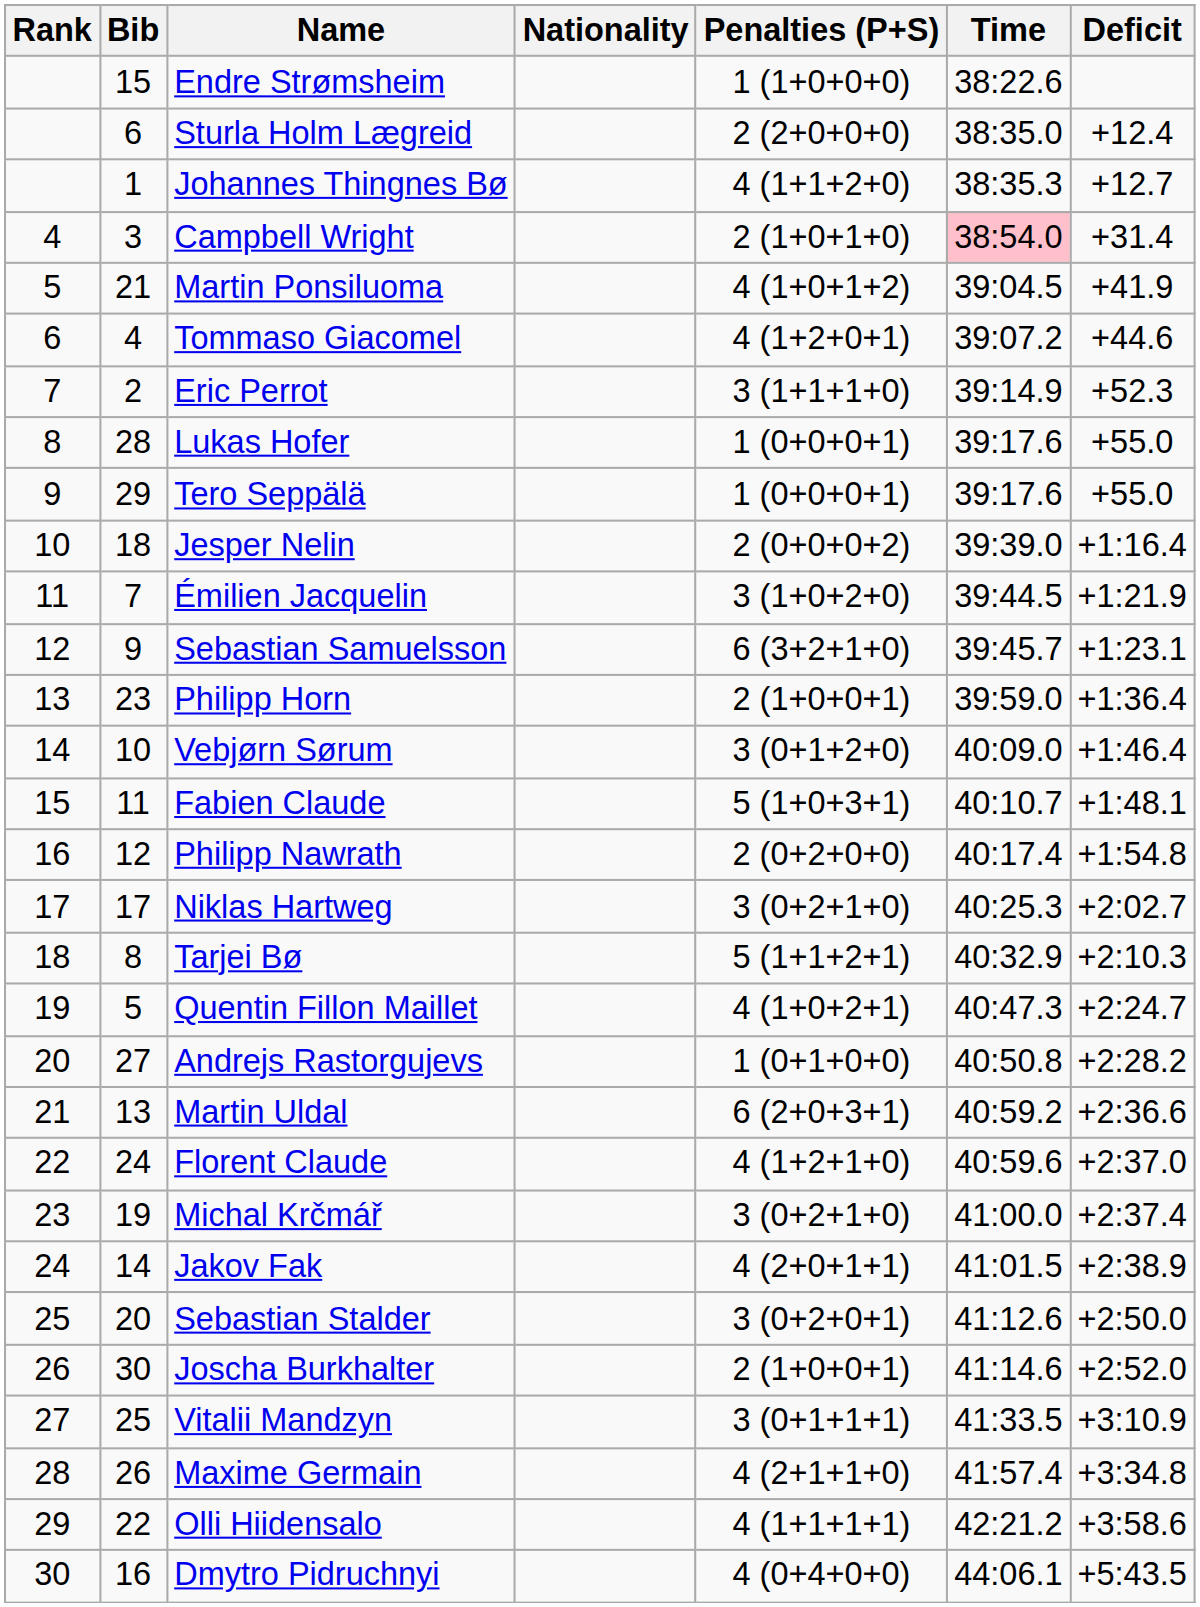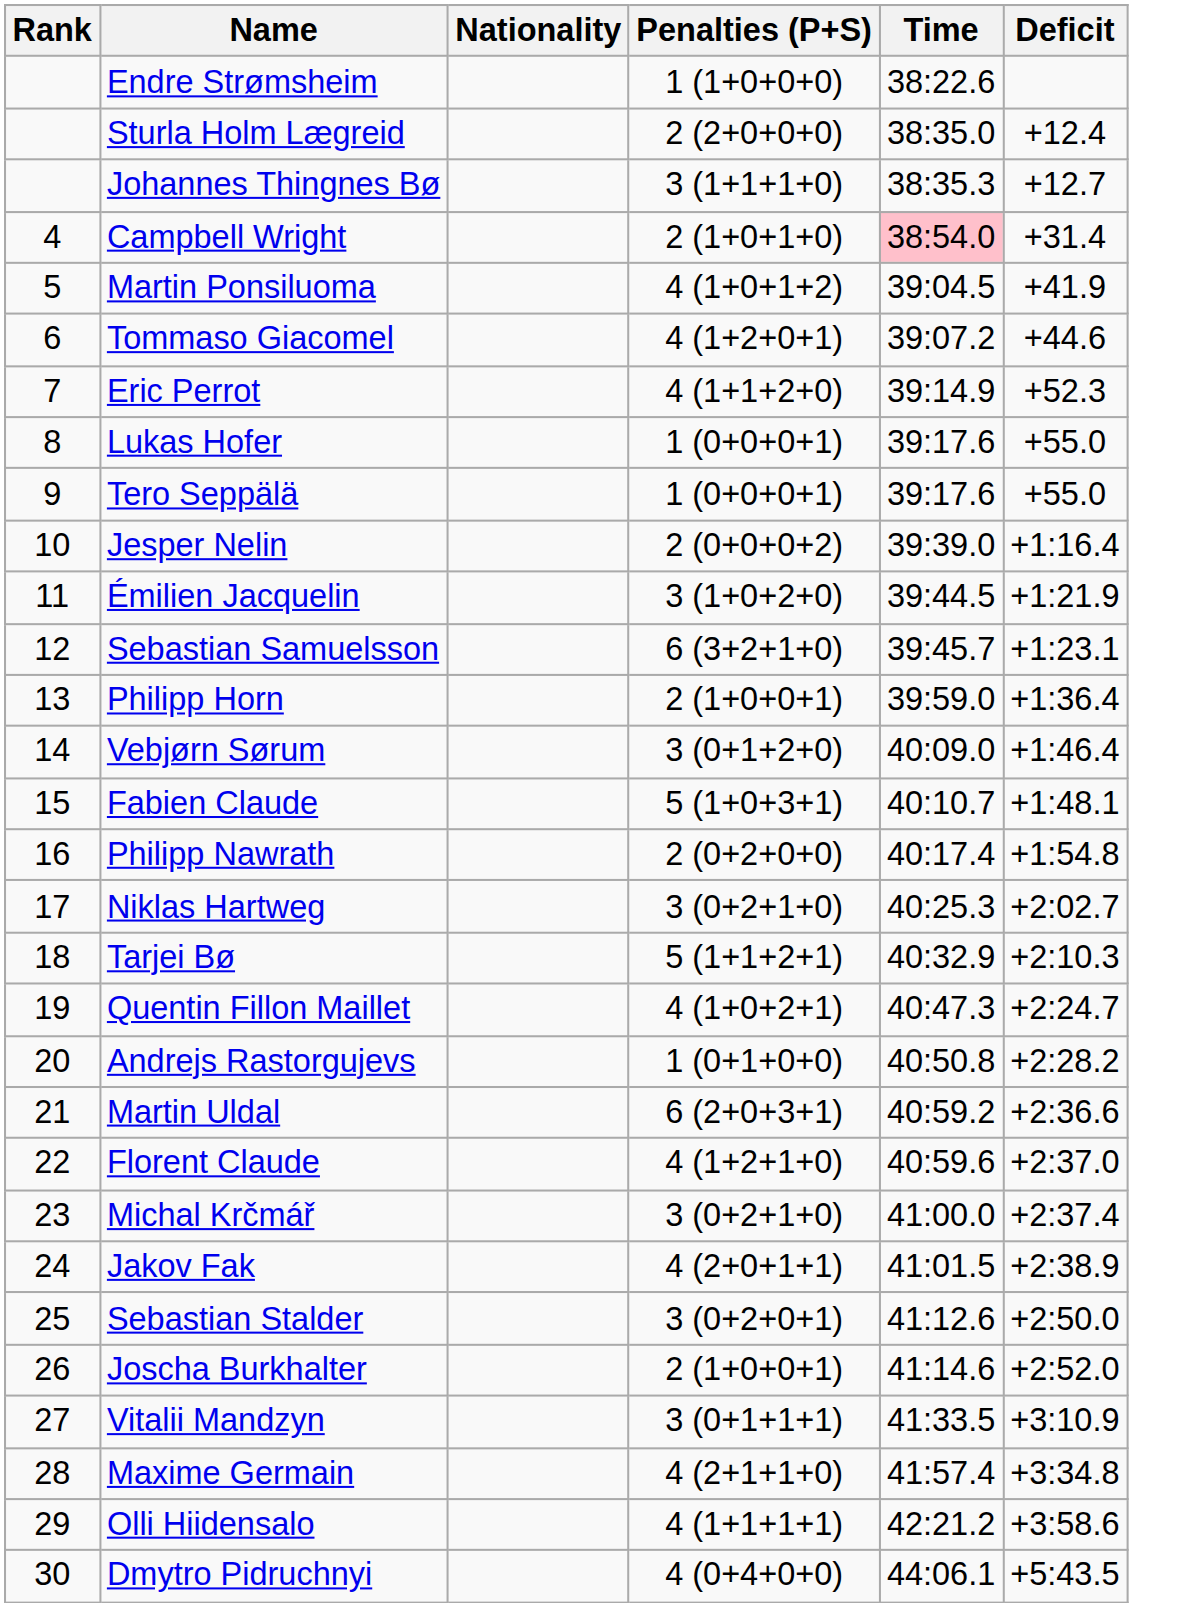- column: (133, 30)
(821, 184) 4 (1+1+2+0) -> (754, 184) 3 (1+1+1+0)
(821, 390) 3 (1+1+1+0) -> (754, 390) 4 (1+1+2+0)
